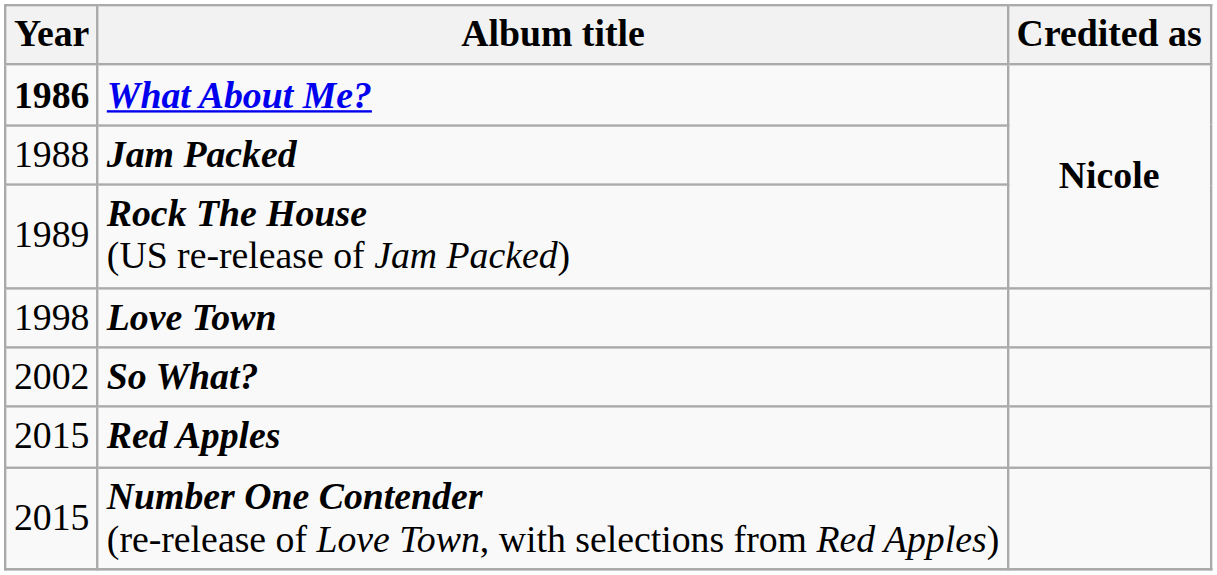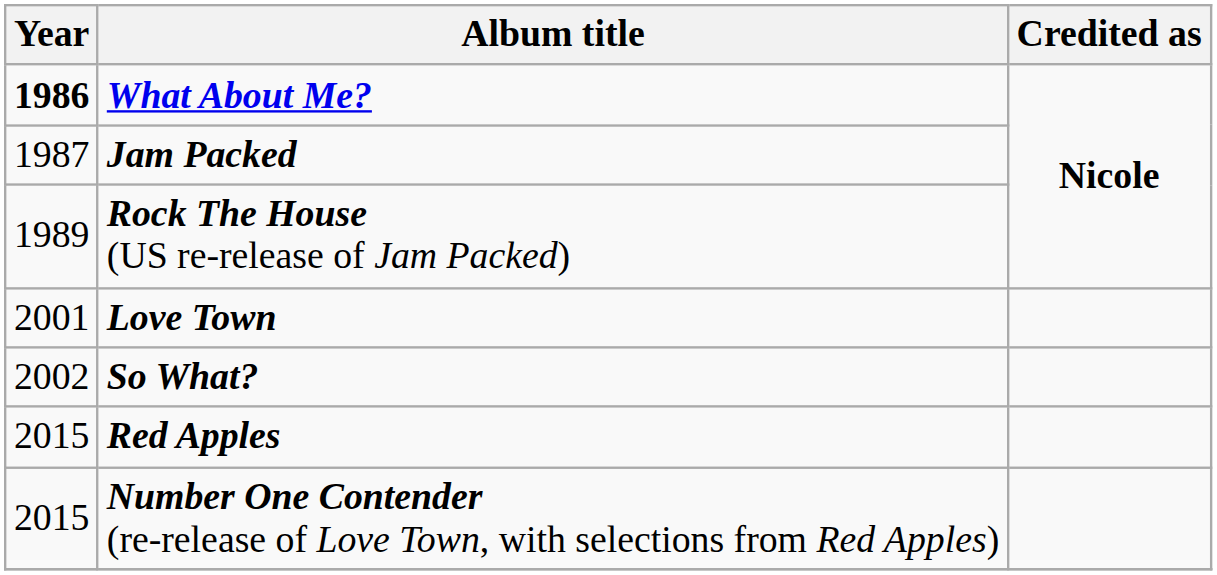(52, 154) 1988 -> (52, 154) 1987
(52, 316) 1998 -> (52, 316) 2001
